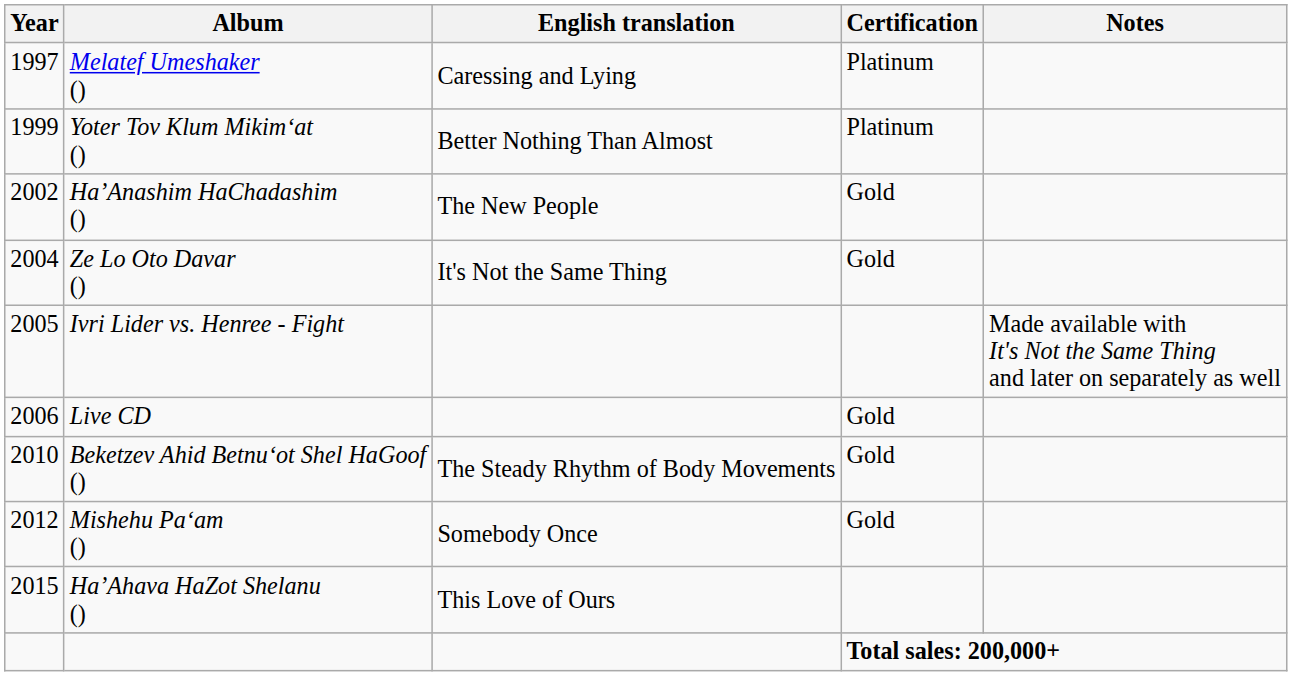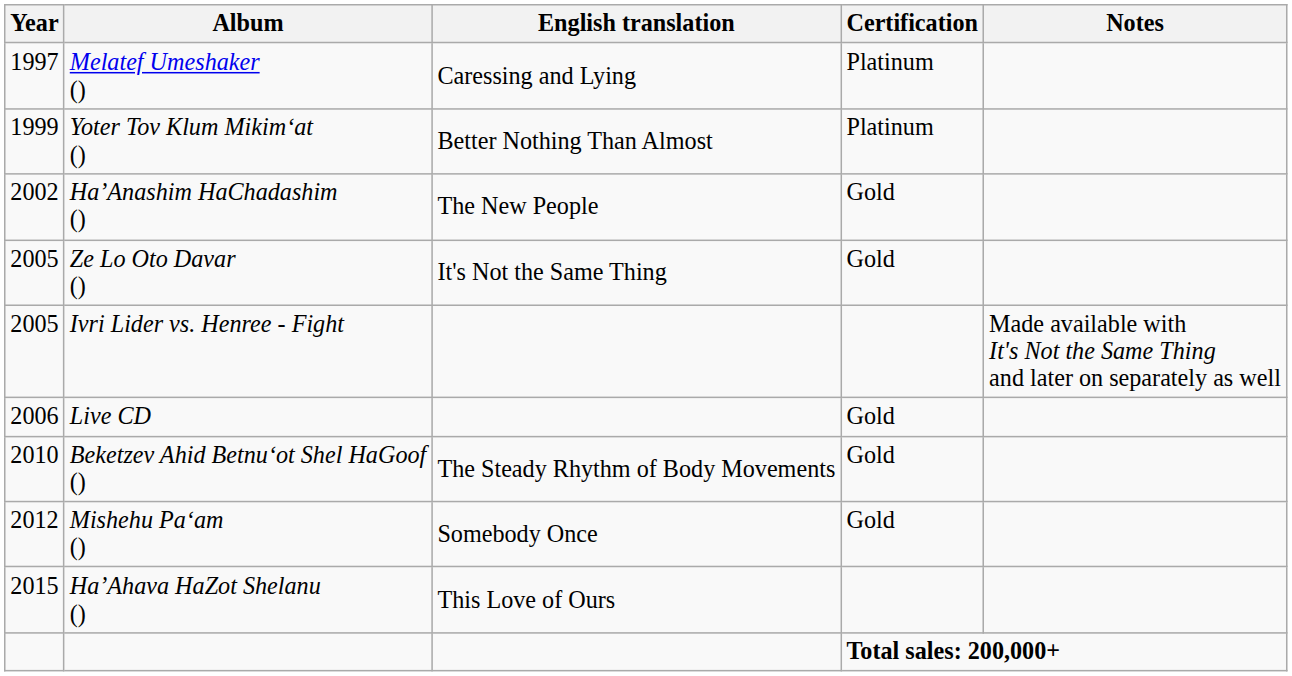(34, 258) 2004 -> (34, 258) 2005
